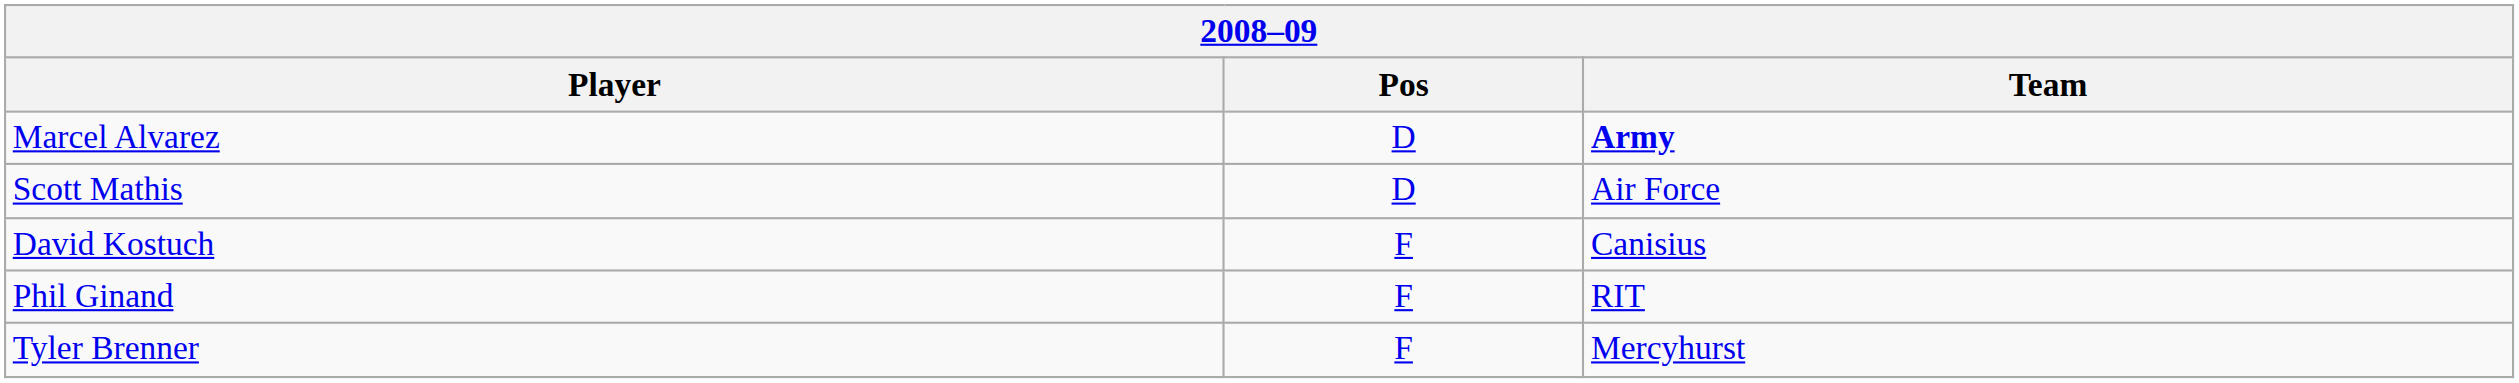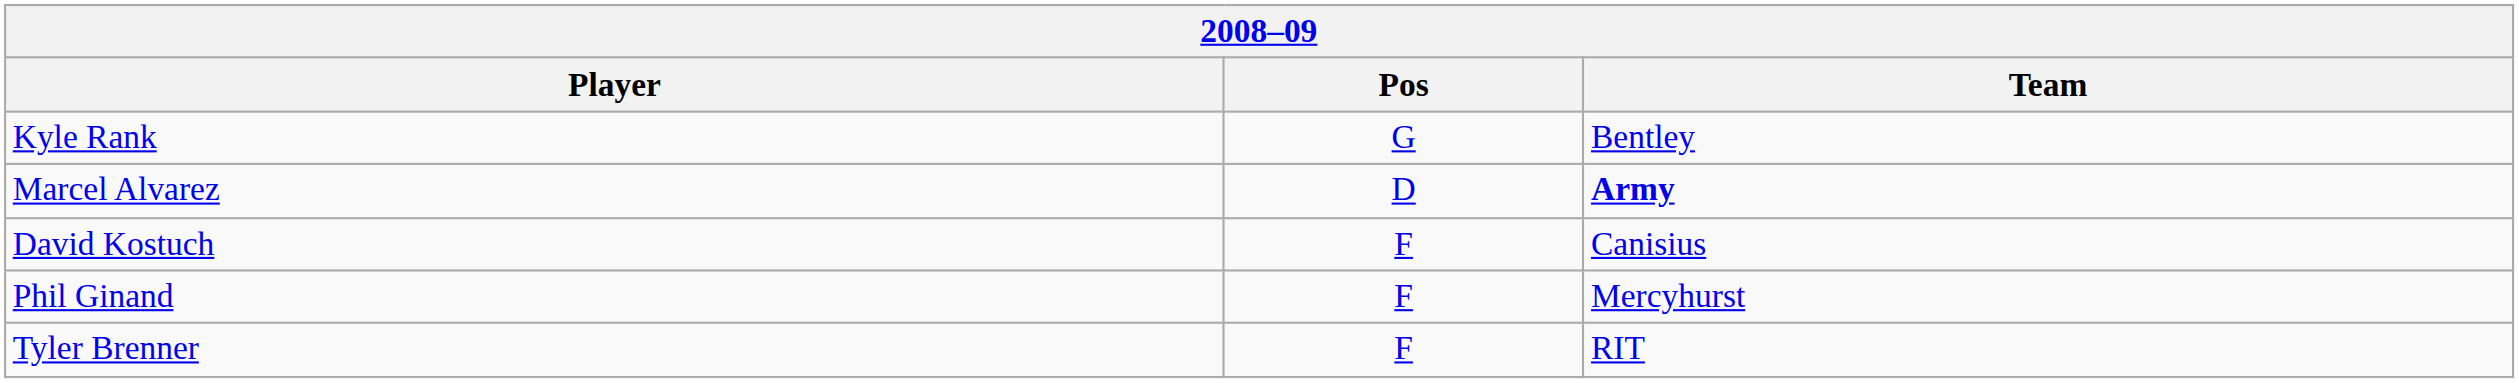+ row: (85, 137)
- row: (98, 190)
(1618, 296) RIT -> (1668, 296) Mercyhurst
(1668, 349) Mercyhurst -> (1618, 349) RIT
